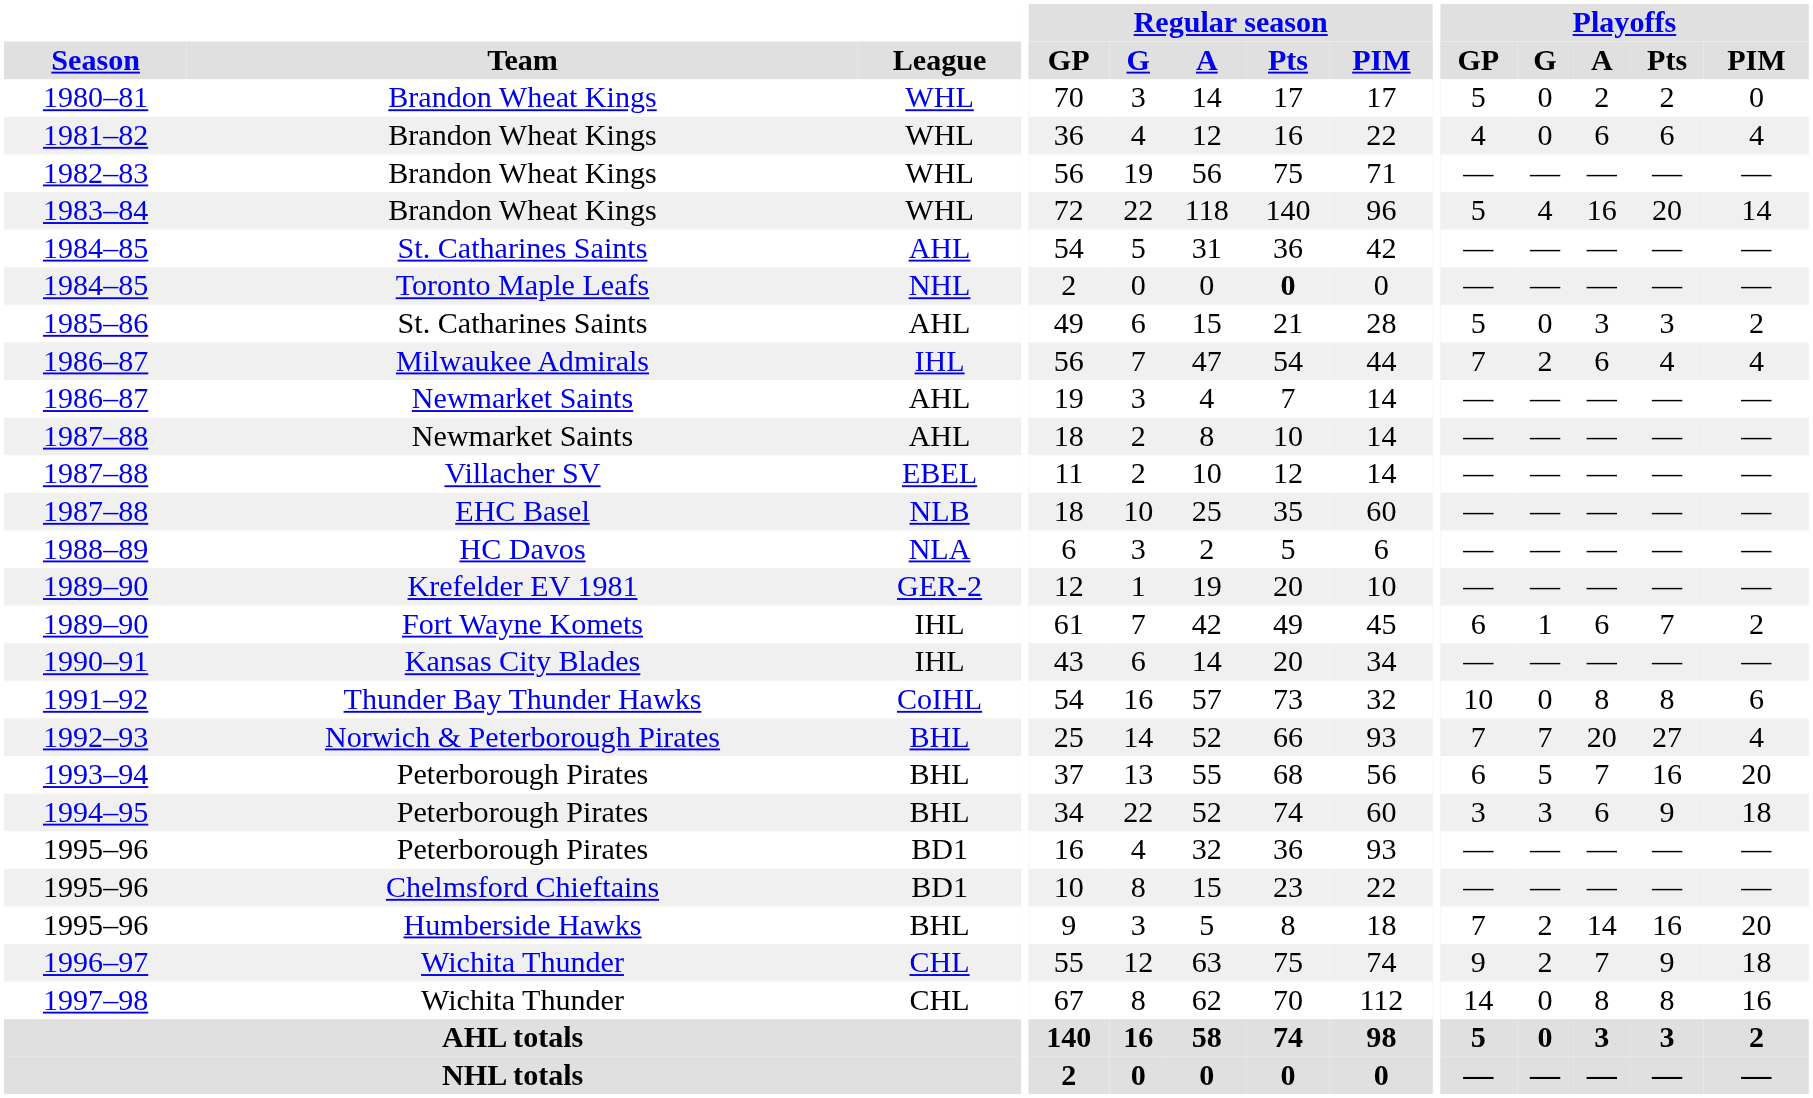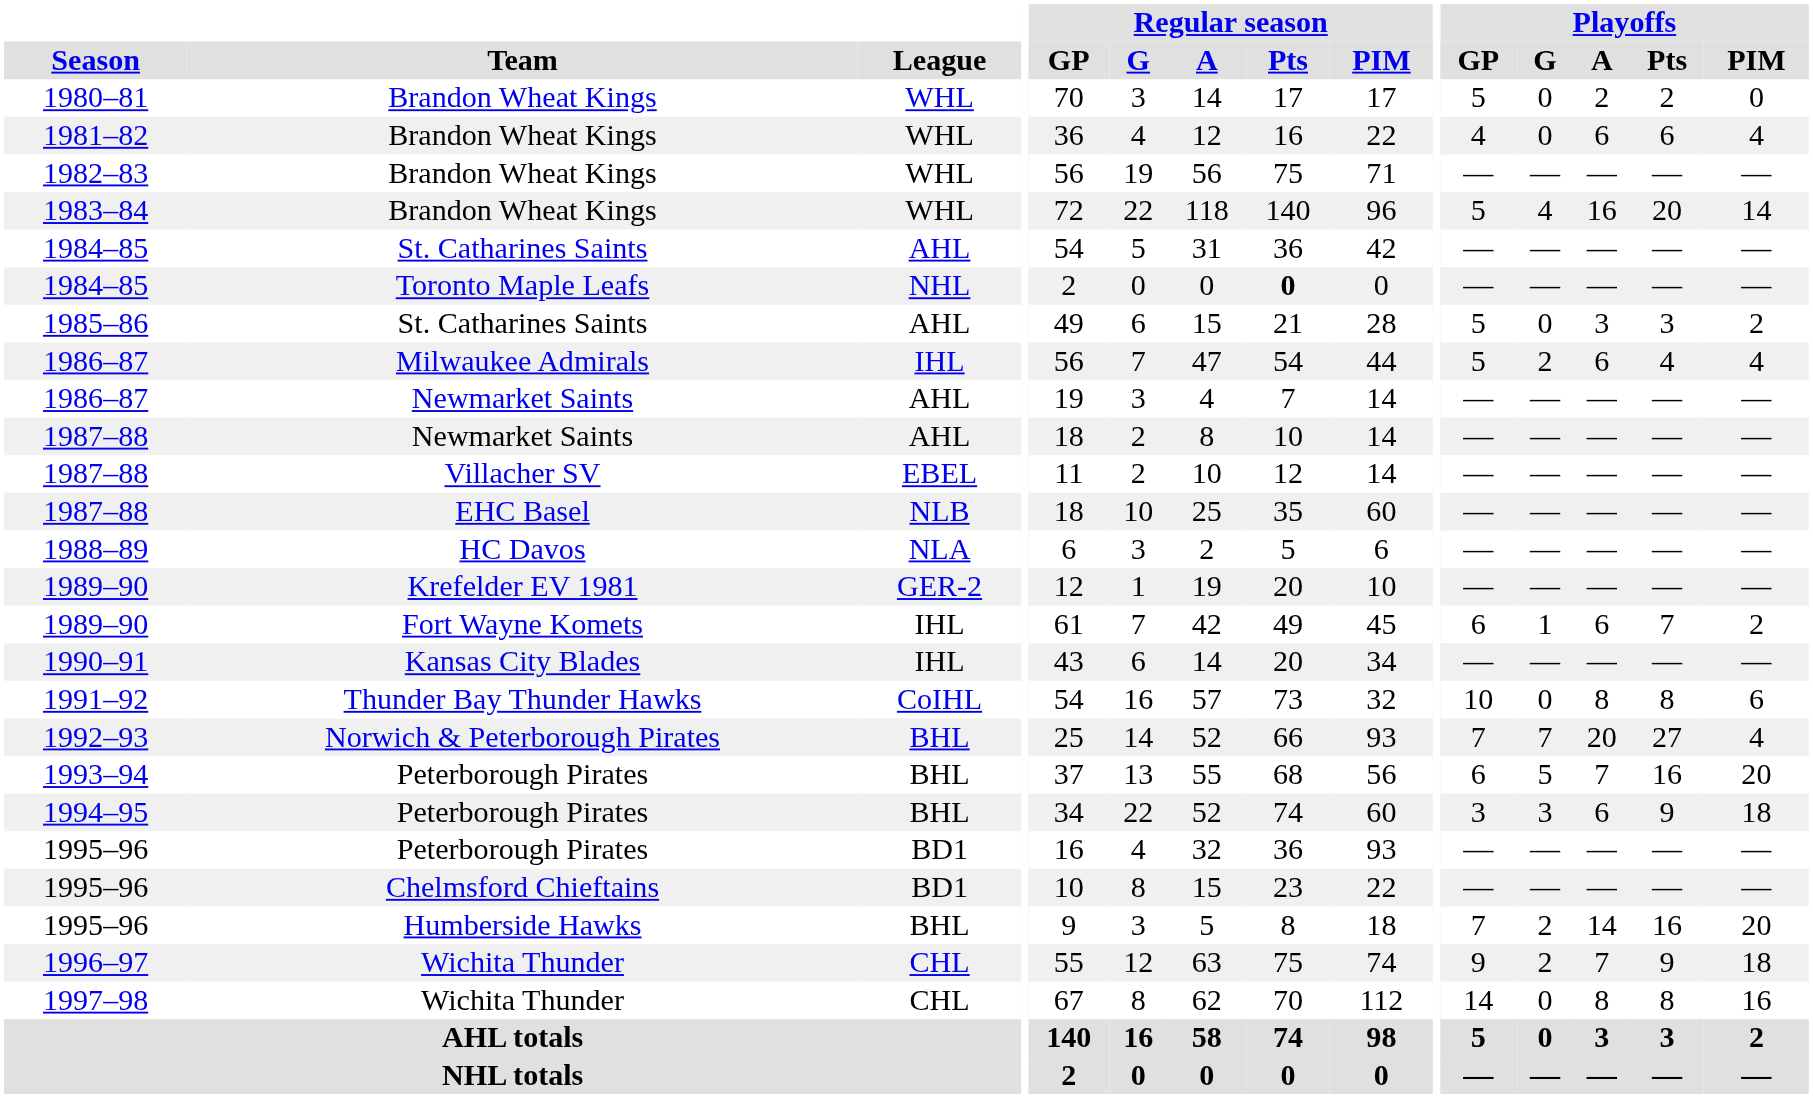(1478, 360) 7 -> (1478, 360) 5
